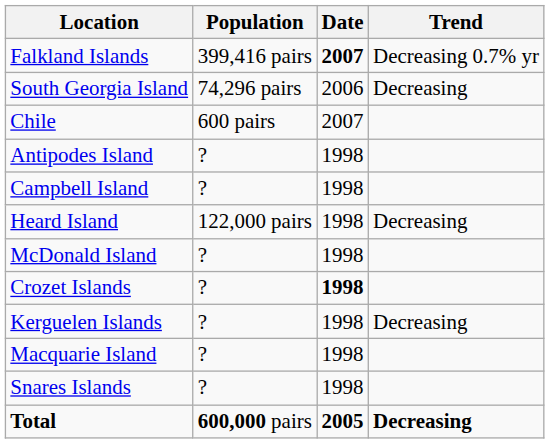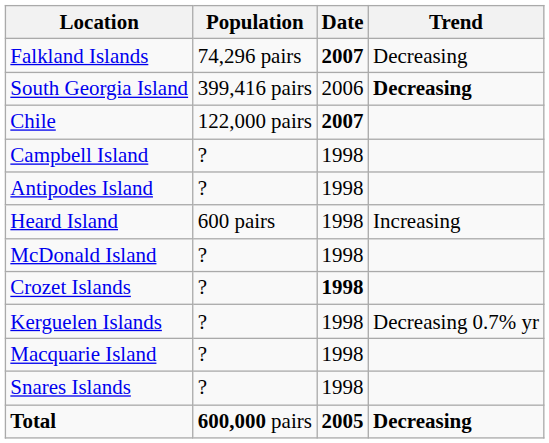(255, 55) 399,416 pairs -> (250, 55) 74,296 pairs
(456, 55) Decreasing 0.7% yr -> (420, 55) Decreasing
(250, 88) 74,296 pairs -> (255, 88) 399,416 pairs
(420, 88) normal -> (422, 88) bold
(236, 121) 600 pairs -> (255, 121) 122,000 pairs
(342, 121) normal -> (342, 121) bold
rows swapped: (82, 155) <-> (79, 188)
(255, 221) 122,000 pairs -> (236, 221) 600 pairs
(420, 221) Decreasing -> (417, 221) Increasing
(420, 321) Decreasing -> (456, 321) Decreasing 0.7% yr
